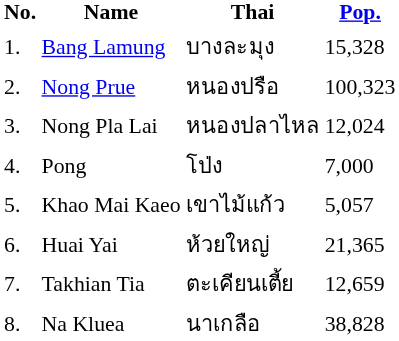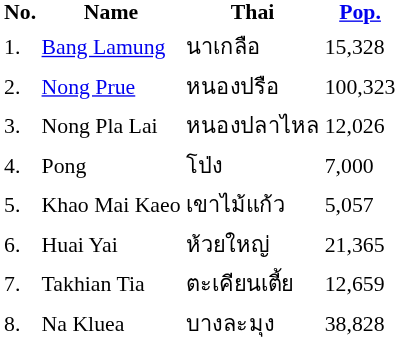(230, 47) บางละมุง -> (223, 47) นาเกลือ
(355, 125) 12,024 -> (355, 125) 12,026
(223, 323) นาเกลือ -> (230, 323) บางละมุง
